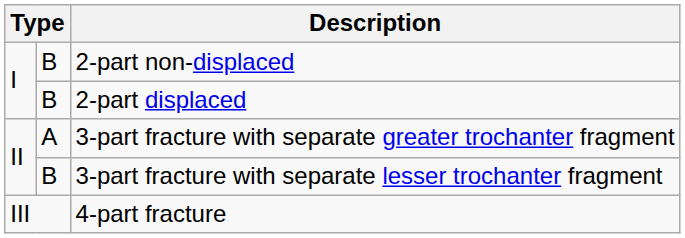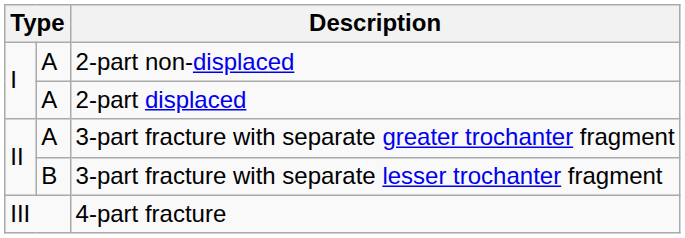(49, 61) B -> (49, 61) A
(49, 99) B -> (49, 99) A
